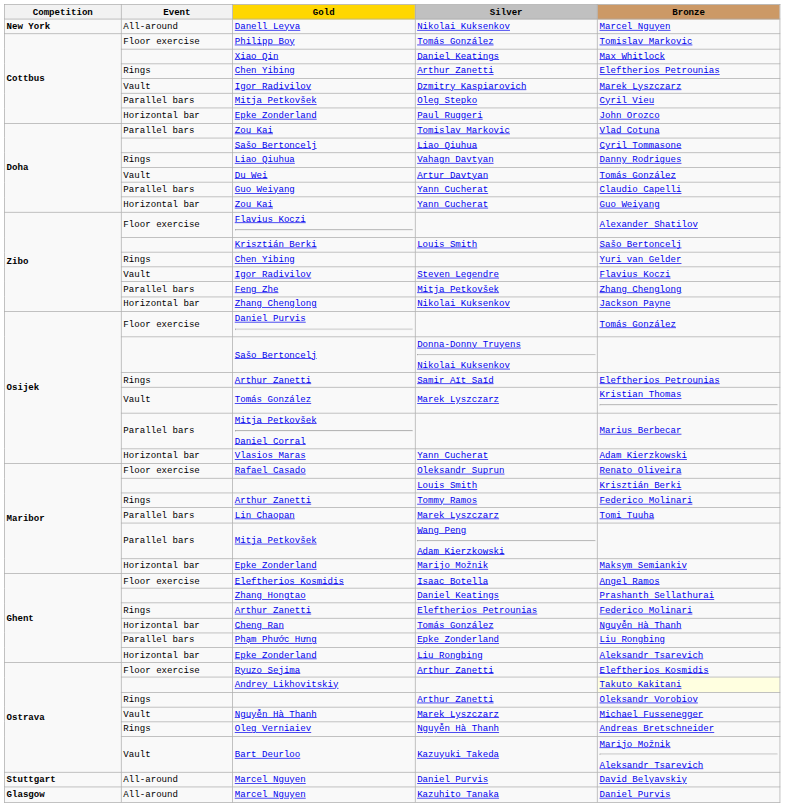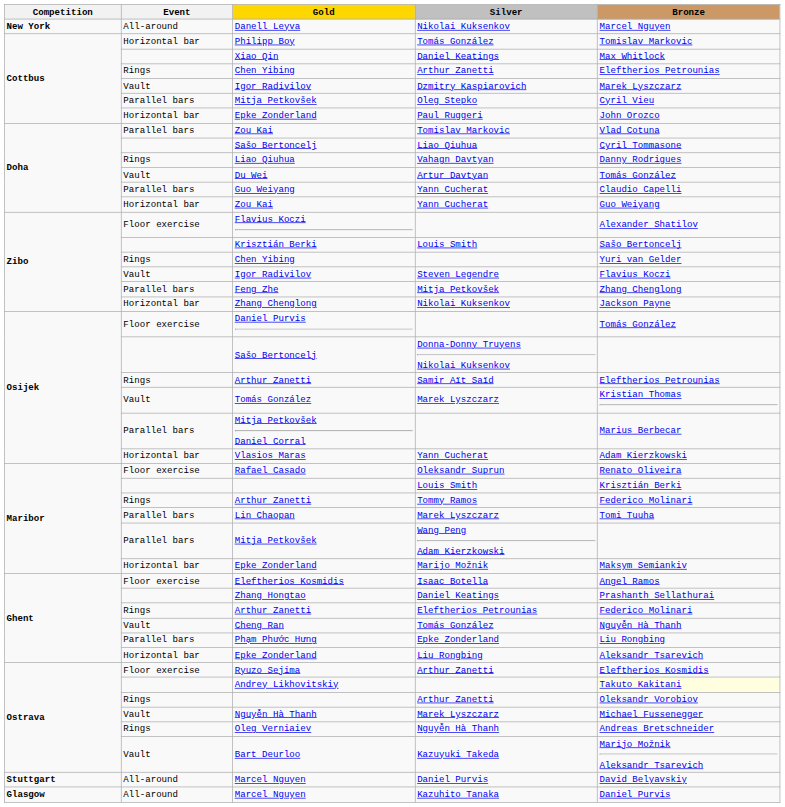(162, 41) Floor exercise -> (162, 41) Horizontal bar
(162, 625) Horizontal bar -> (137, 625) Vault
